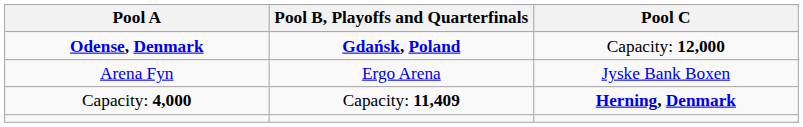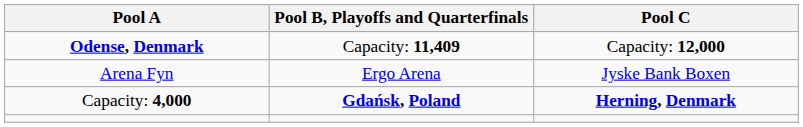(401, 45) Gdańsk, Poland -> (401, 45) Capacity: 11,409
(401, 100) Capacity: 11,409 -> (401, 100) Gdańsk, Poland
